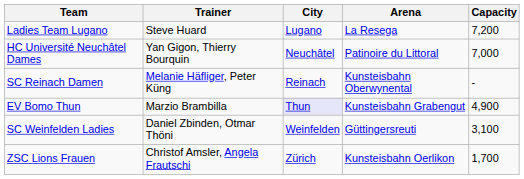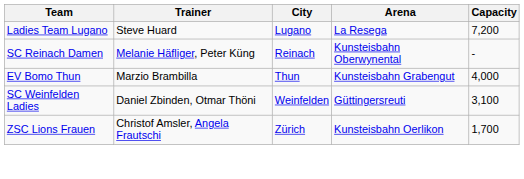- row: (66, 53)
(298, 106) lavender background -> (287, 77) no background
(485, 106) 4,900 -> (485, 77) 4,000
